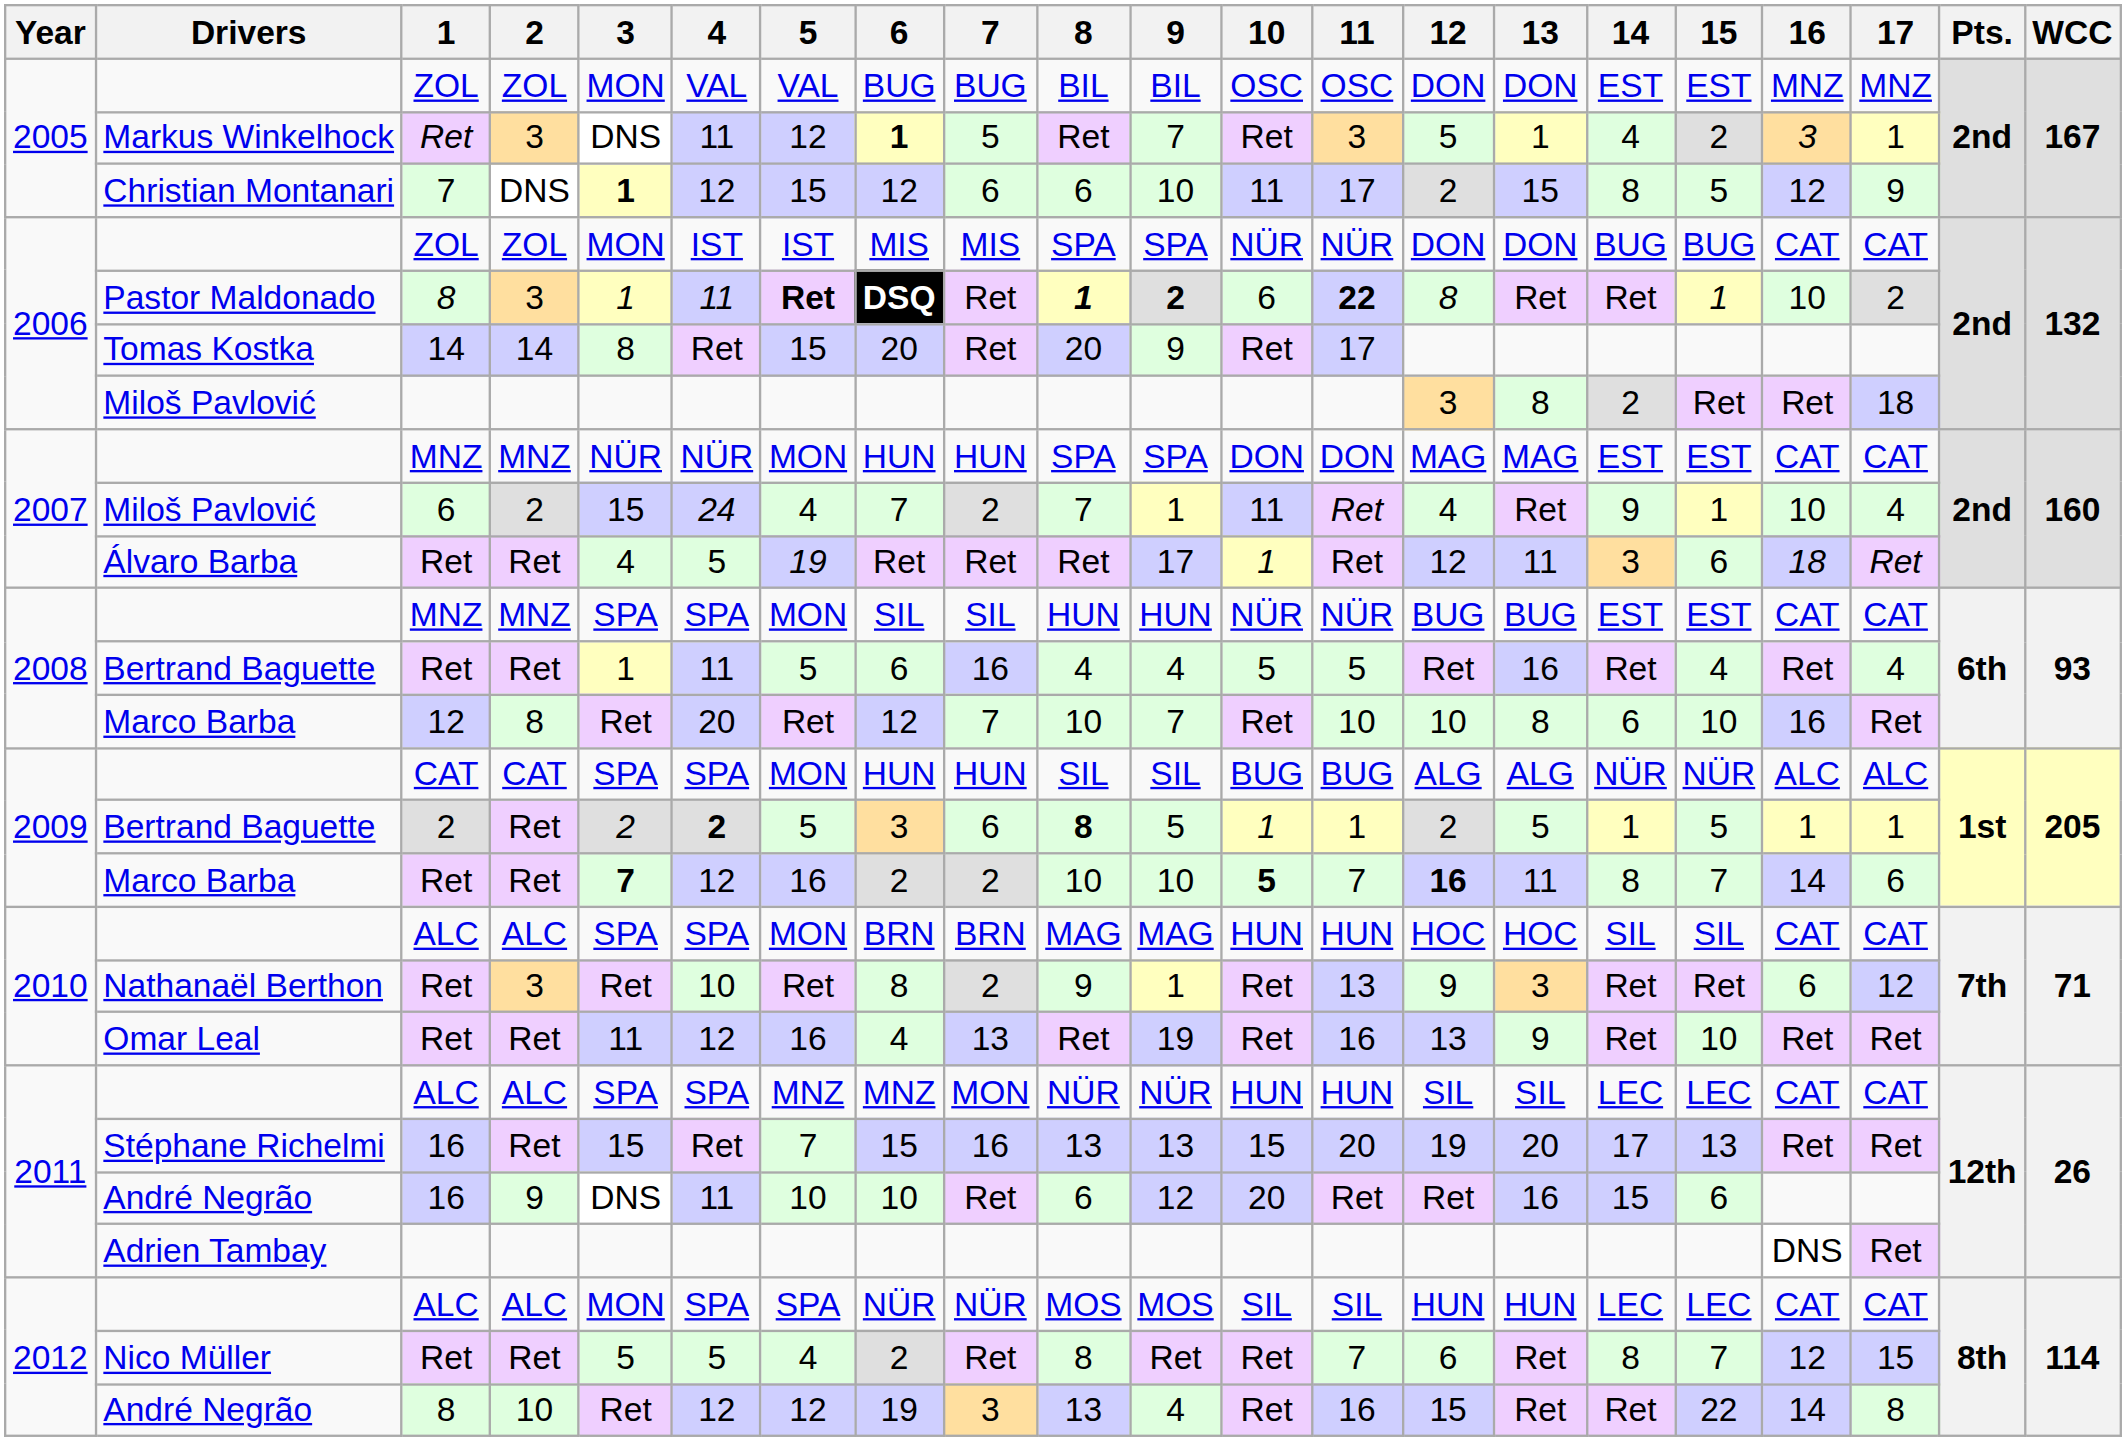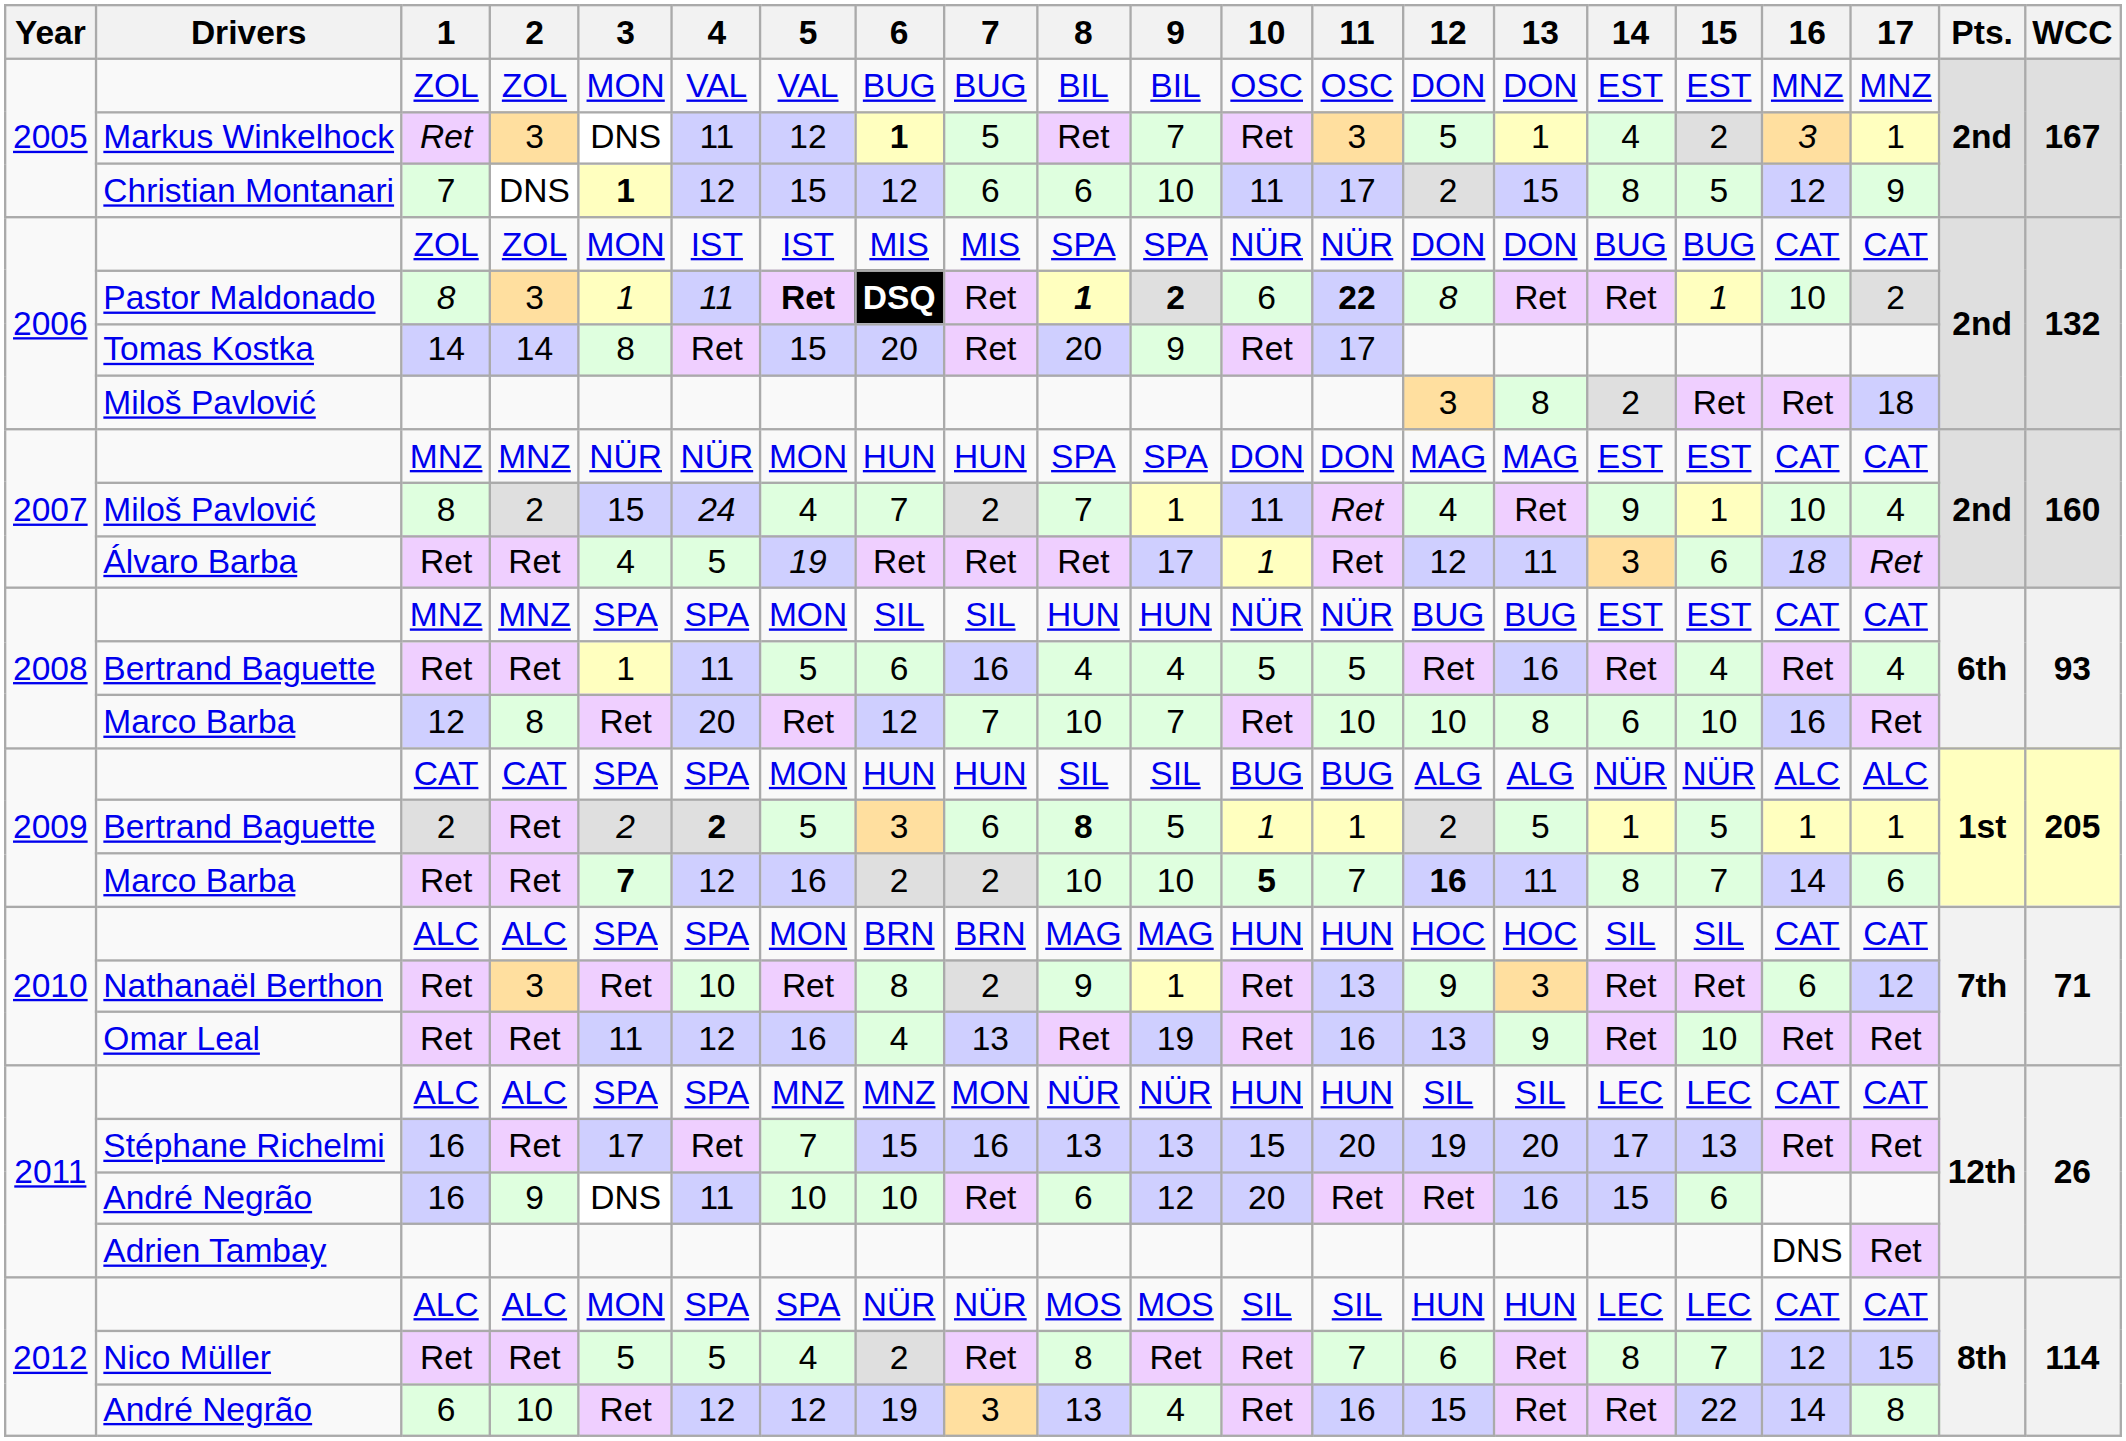(446, 509) 6 -> (446, 509) 8
(626, 1145) 15 -> (626, 1145) 17
(446, 1410) 8 -> (446, 1410) 6
